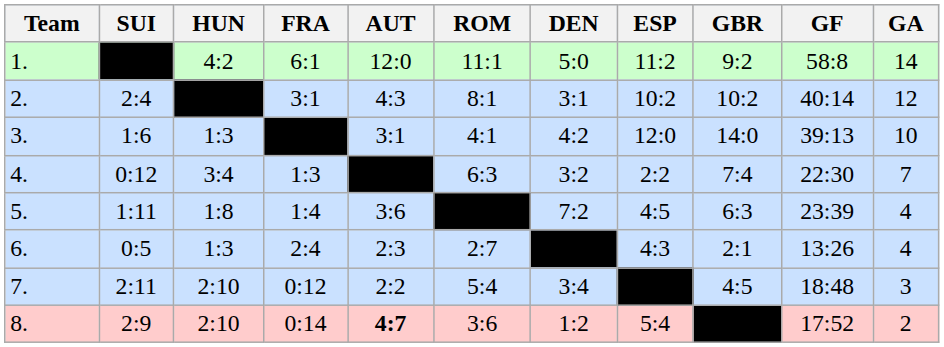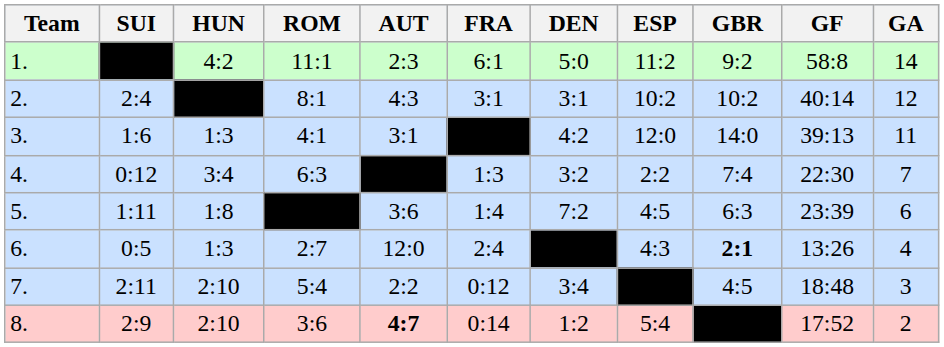columns swapped: (305, 23) <-> (482, 23)
(391, 60) 12:0 -> (404, 60) 2:3
(906, 135) 10 -> (906, 135) 11
(906, 211) 4 -> (906, 211) 6
(391, 248) 2:3 -> (404, 248) 12:0
(737, 248) normal -> (737, 248) bold
